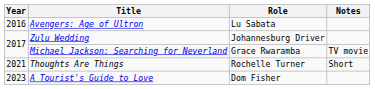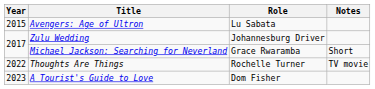(16, 24) 2016 -> (16, 24) 2015
(348, 51) TV movie -> (341, 51) Short
(16, 64) 2021 -> (16, 64) 2022
(341, 64) Short -> (348, 64) TV movie
